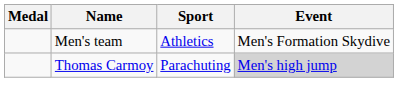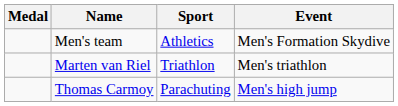+ row: (103, 65)
(287, 65) lightgrey background -> (287, 89) no background
